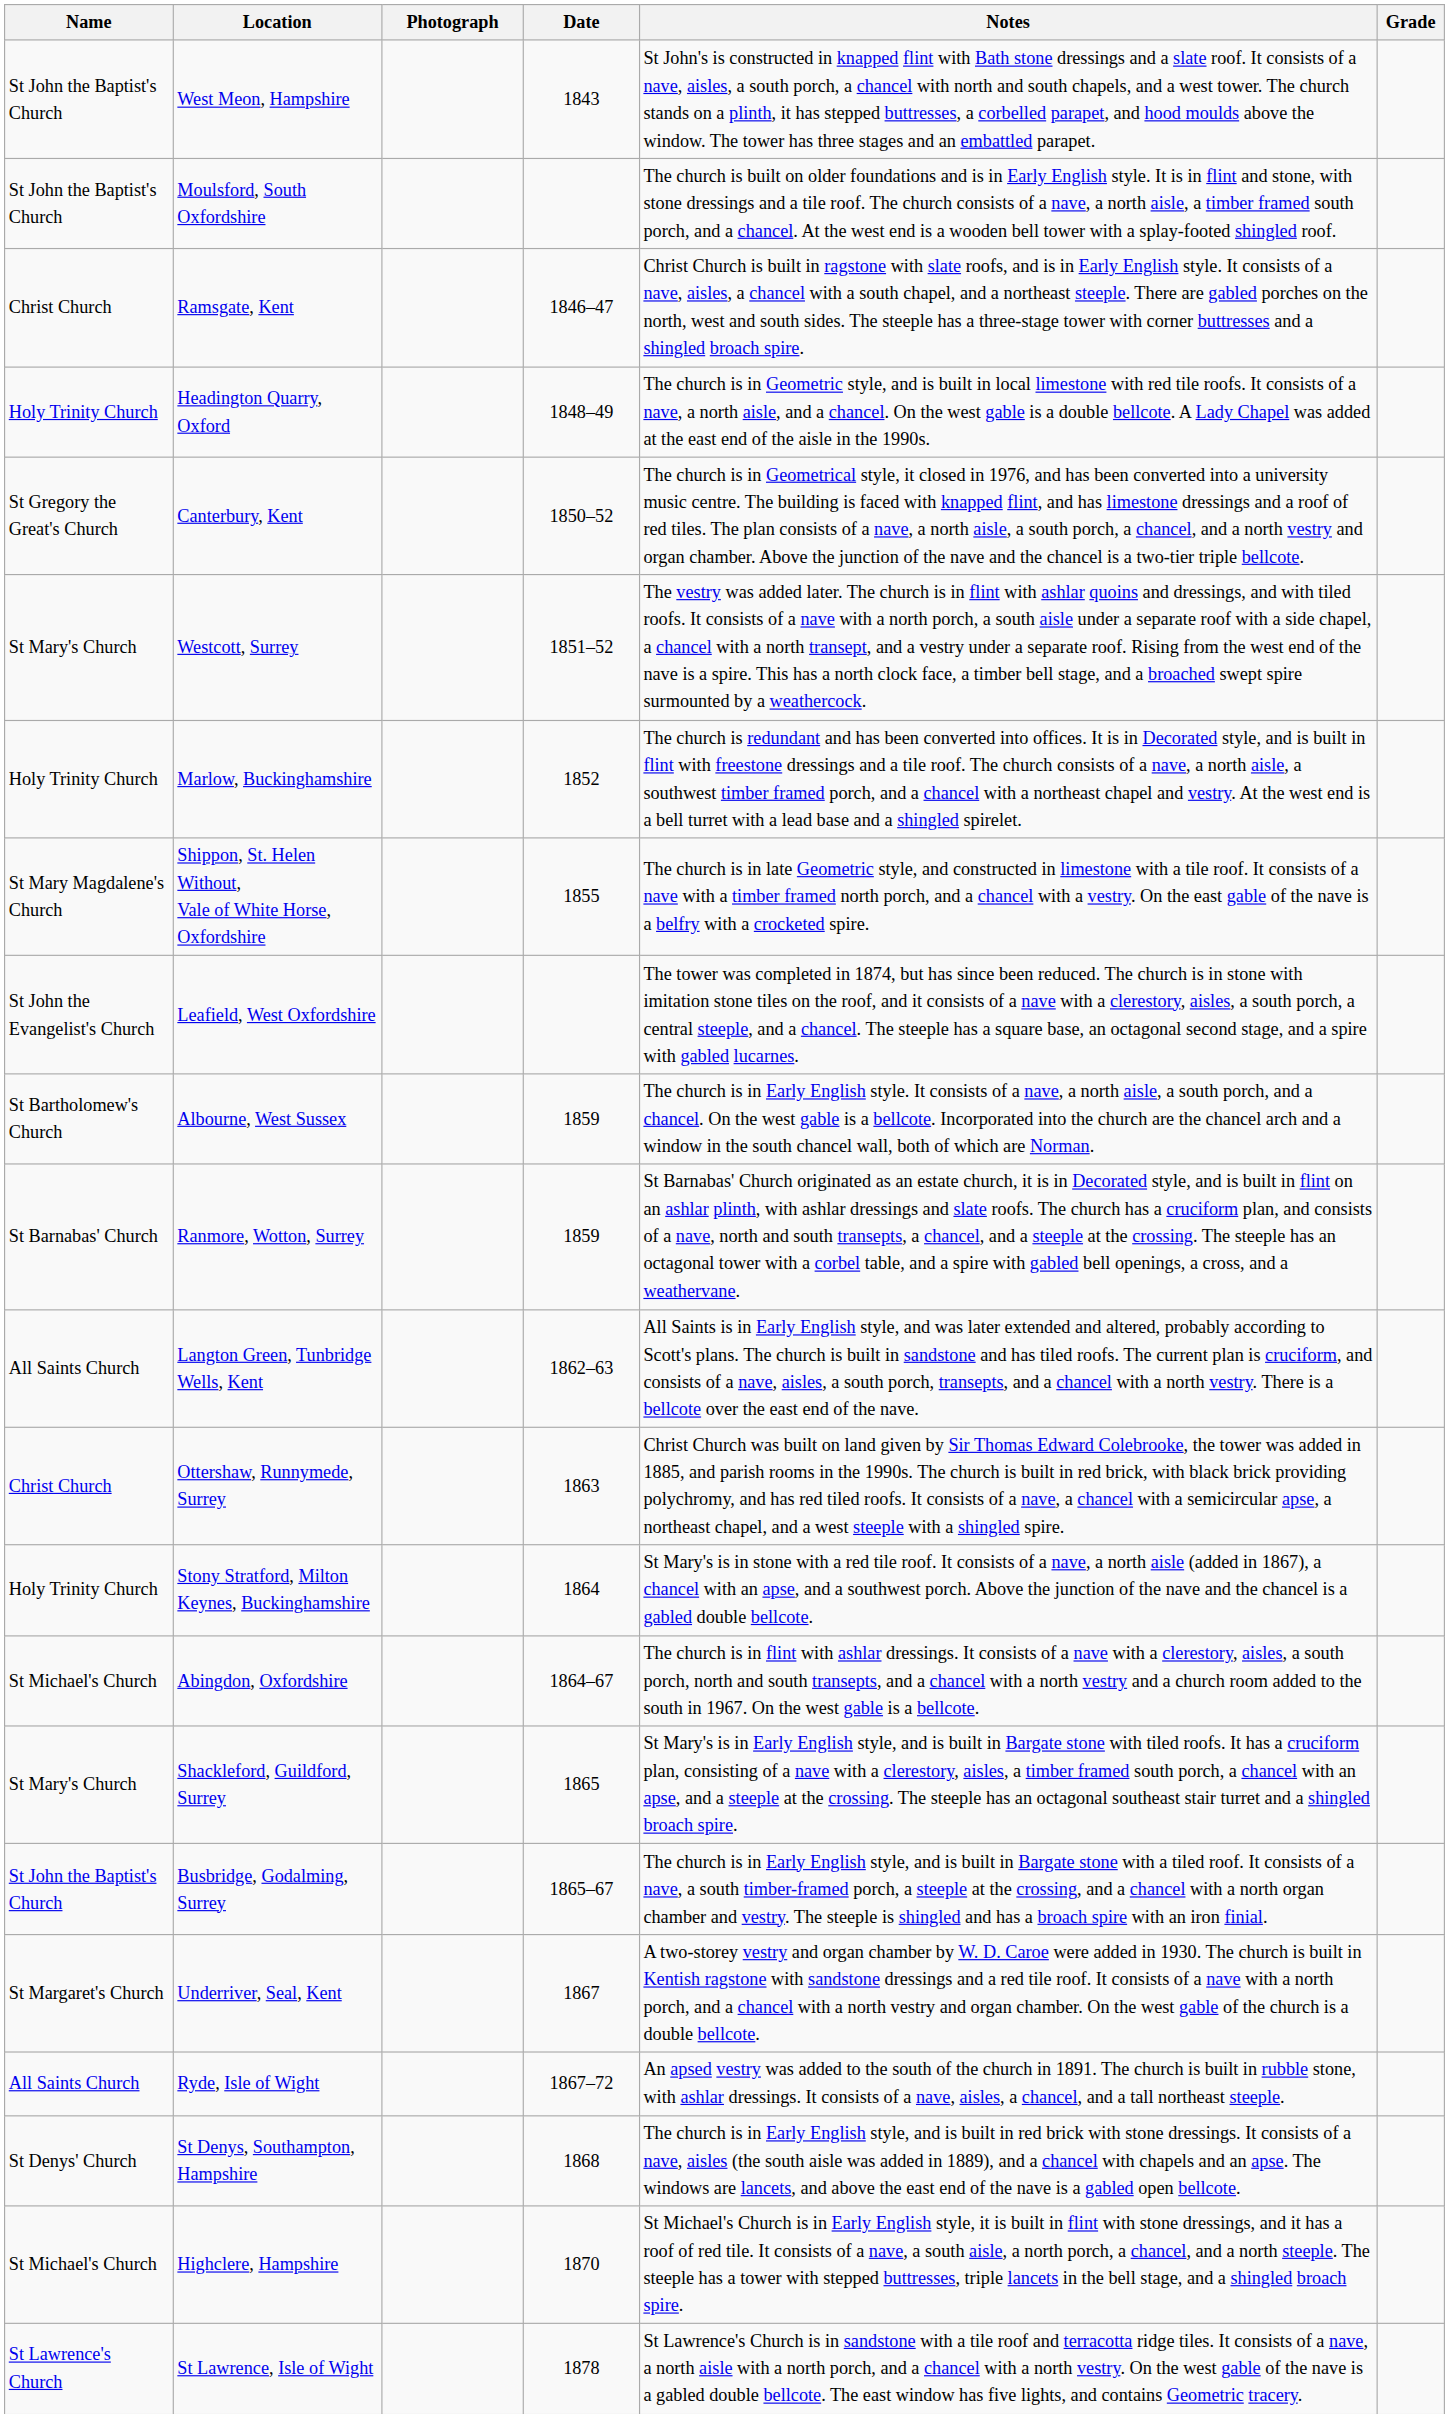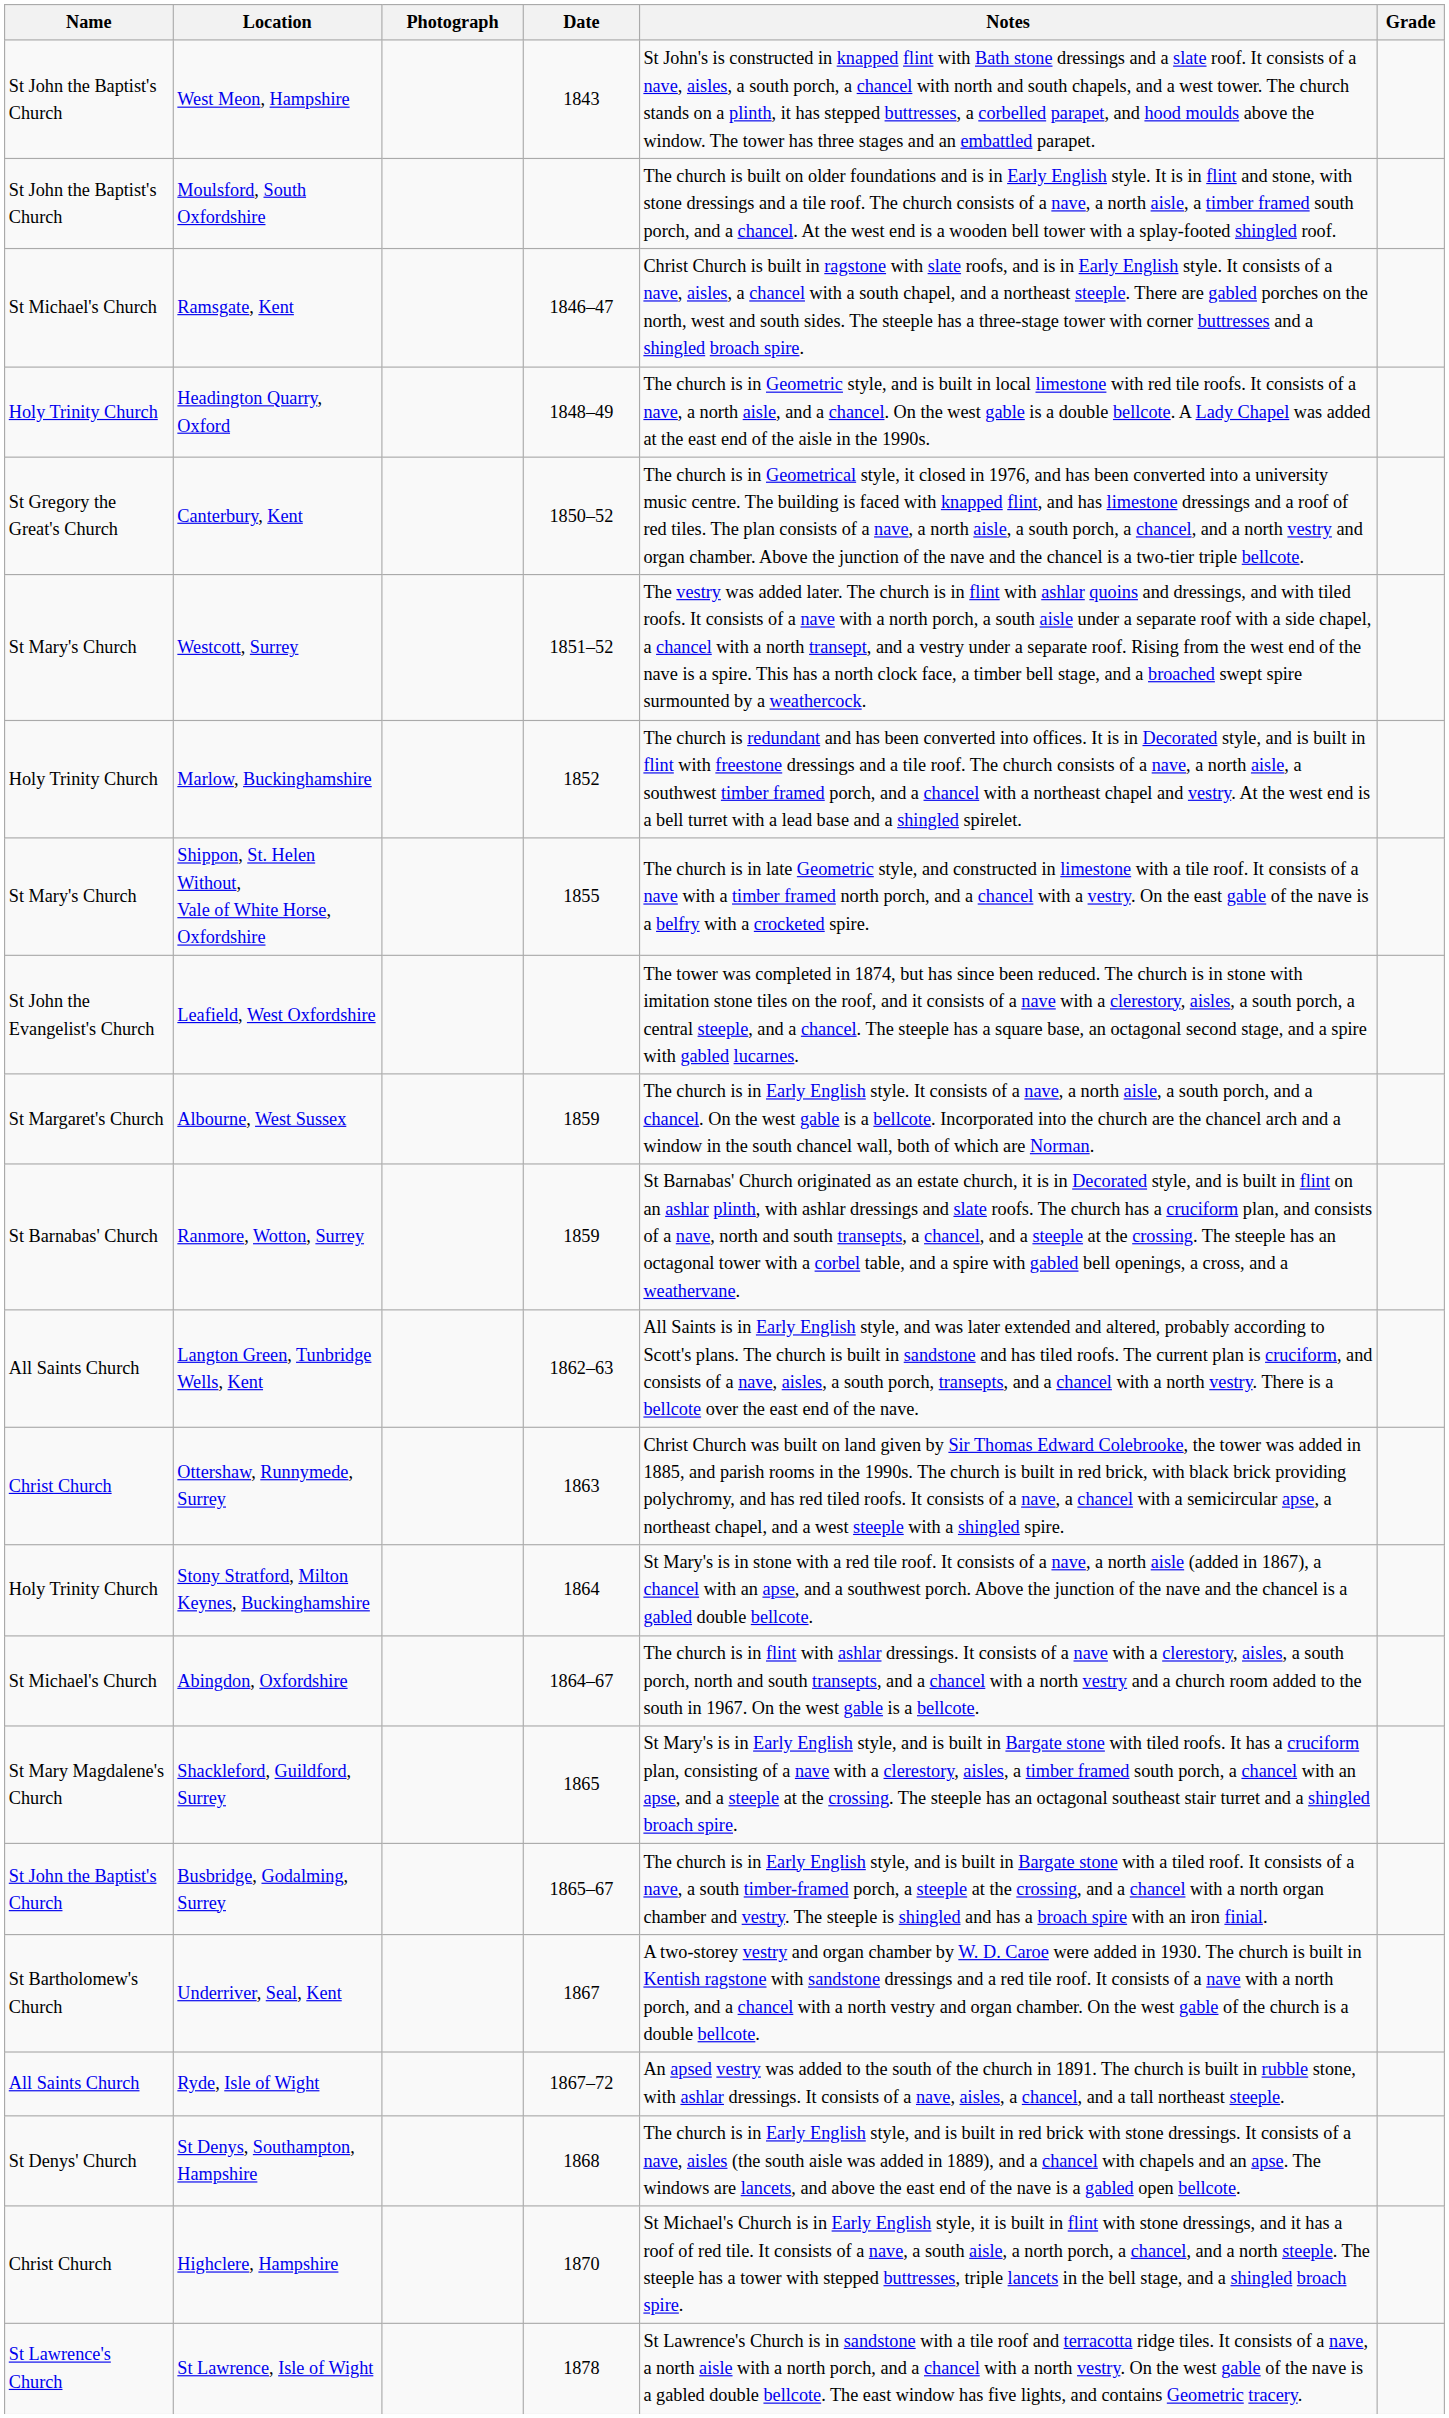(60, 307) Christ Church -> (83, 307) St Michael's Church
(86, 896) St Mary Magdalene's Church -> (73, 896) St Mary's Church
(73, 1118) St Bartholomew's Church -> (86, 1118) St Margaret's Church
(73, 1784) St Mary's Church -> (86, 1784) St Mary Magdalene's Church
(86, 1993) St Margaret's Church -> (73, 1993) St Bartholomew's Church
(83, 2264) St Michael's Church -> (60, 2264) Christ Church
